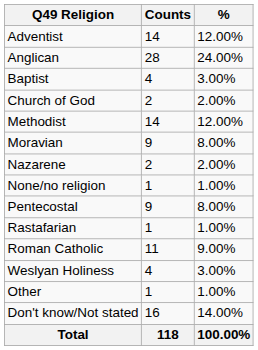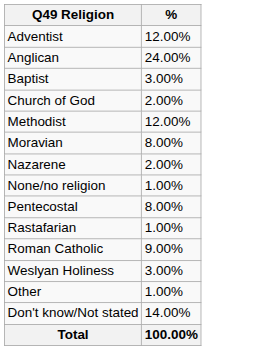- column: (168, 15)
